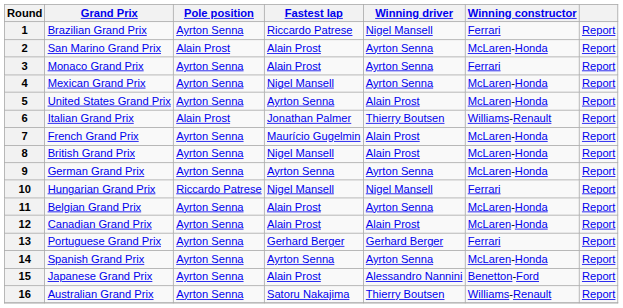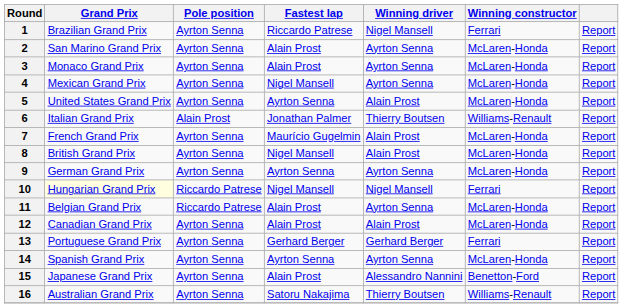(203, 48) Alain Prost -> (210, 48) Ayrton Senna
(484, 66) Ferrari -> (508, 66) McLaren-Honda
(102, 189) no background -> (102, 189) lightyellow background
(210, 206) Ayrton Senna -> (219, 206) Riccardo Patrese
